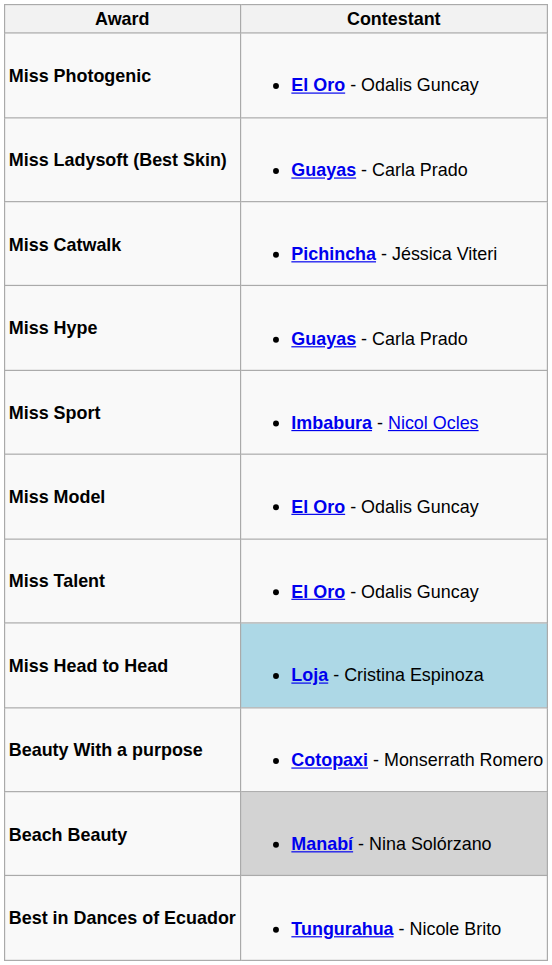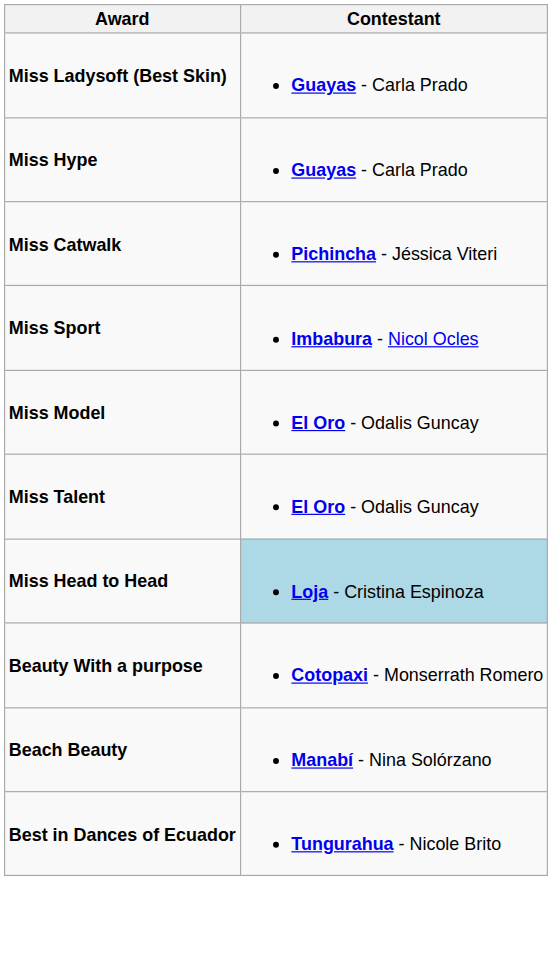- row: (80, 75)
rows swapped: (65, 244) <-> (53, 328)
(394, 844) lightgrey background -> (394, 760) no background
